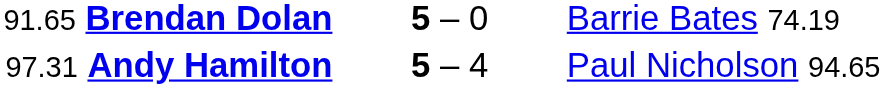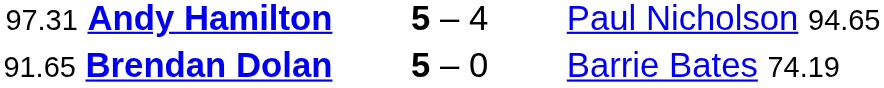rows swapped: (168, 18) <-> (169, 65)
